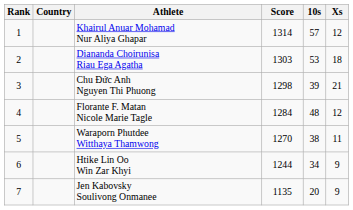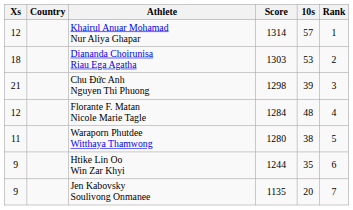columns swapped: (19, 12) <-> (337, 12)
(282, 139) 1270 -> (276, 139) 1280
(314, 165) 34 -> (308, 165) 35
